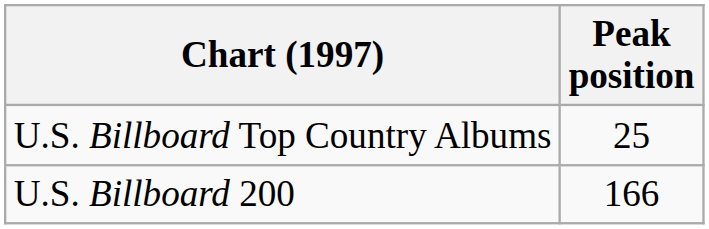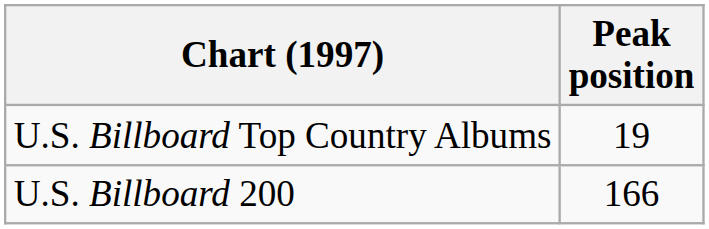(632, 134) 25 -> (632, 134) 19
